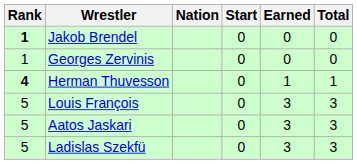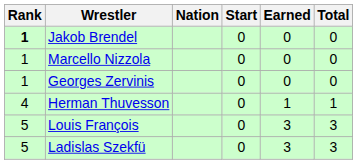+ row: (99, 59)
(25, 81) bold -> (25, 103) normal
- row: (90, 125)
